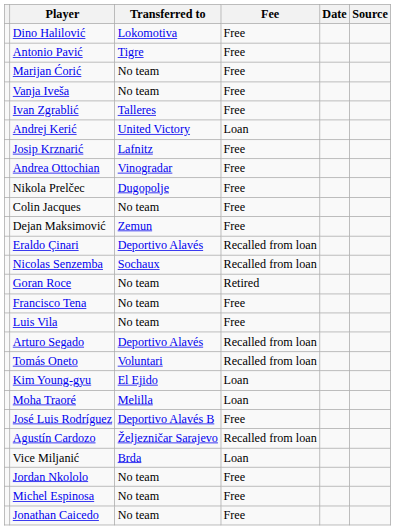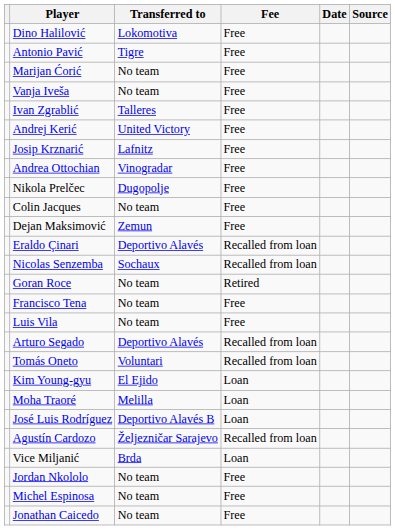(236, 129) Loan -> (234, 129) Free
(234, 419) Free -> (236, 419) Loan
